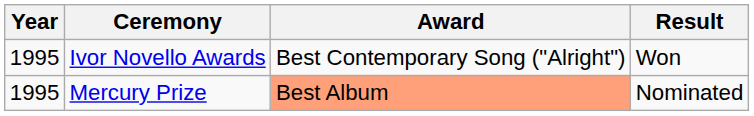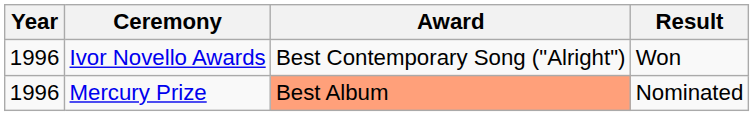(35, 57) 1995 -> (35, 57) 1996
(35, 92) 1995 -> (35, 92) 1996
